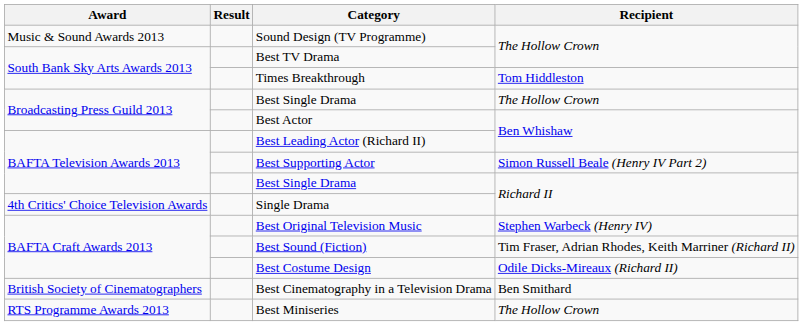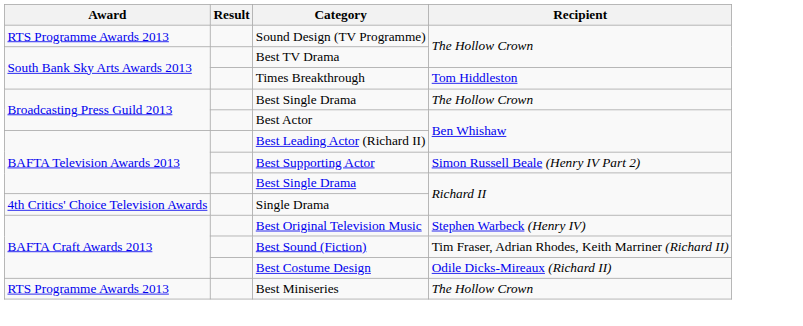(86, 36) Music & Sound Awards 2013 -> (88, 36) RTS Programme Awards 2013
- row: (374, 288)
